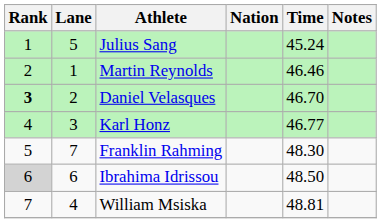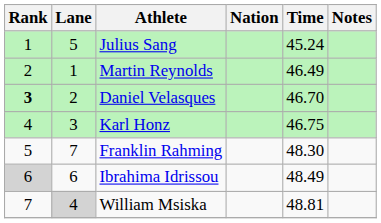(305, 71) 46.46 -> (305, 71) 46.49
(305, 124) 46.77 -> (305, 124) 46.75
(305, 177) 48.50 -> (305, 177) 48.49
(74, 204) no background -> (74, 204) lightgrey background
